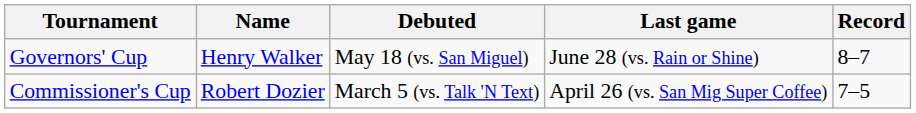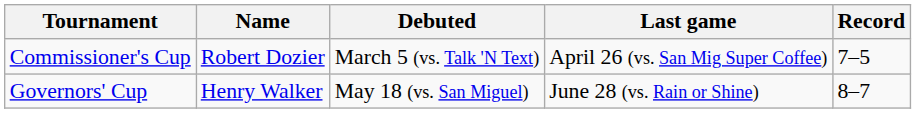rows swapped: (100, 90) <-> (78, 56)
